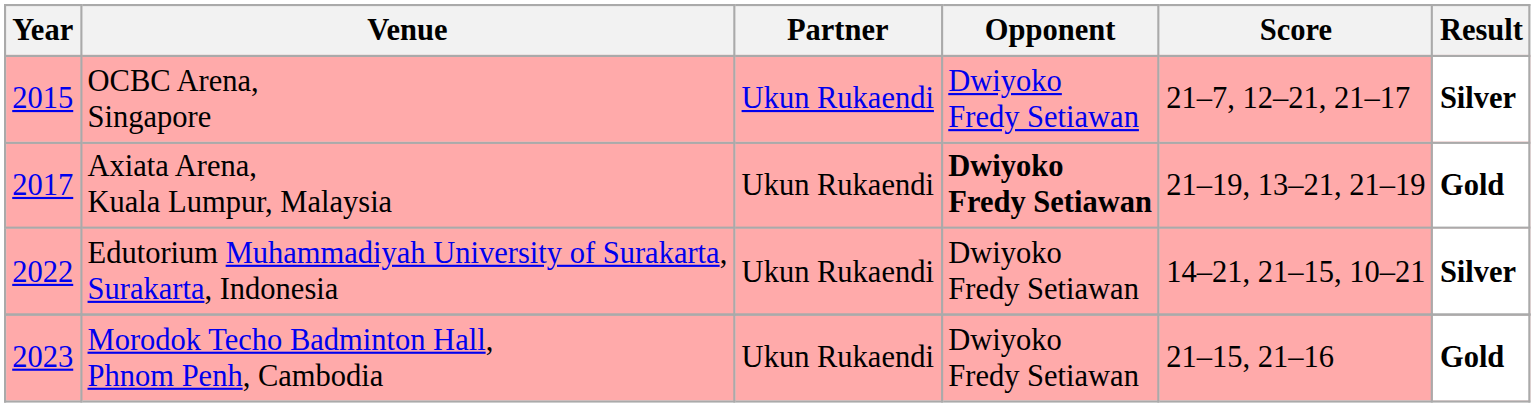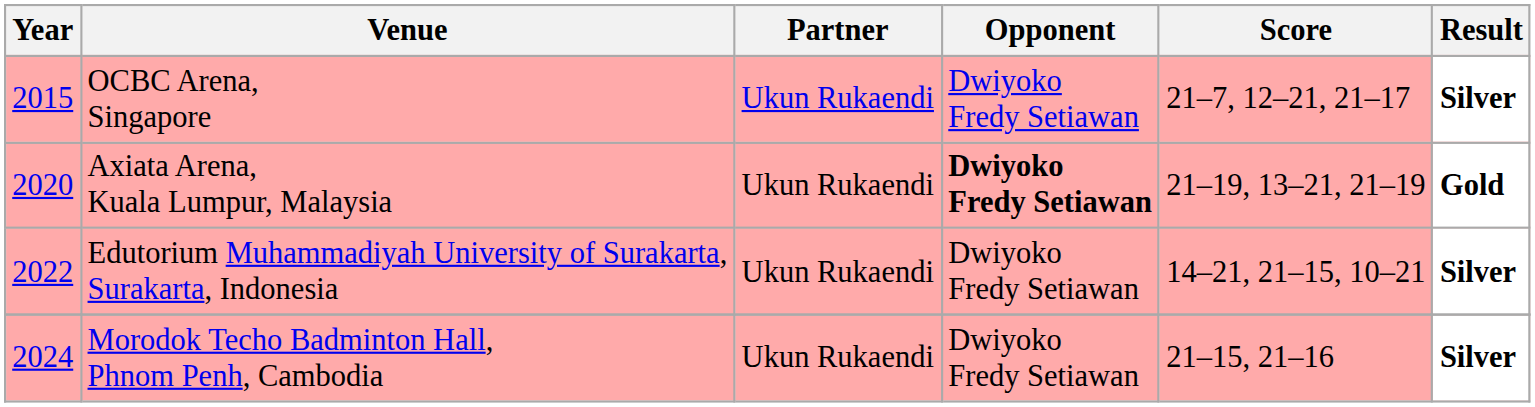(43, 184) 2017 -> (43, 184) 2020
(43, 357) 2023 -> (43, 357) 2024
(1472, 357) Gold -> (1478, 357) Silver
